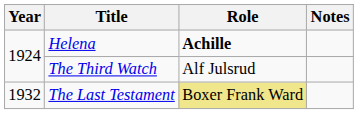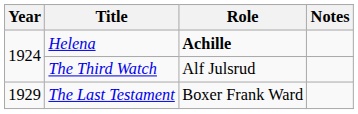(25, 95) 1932 -> (25, 95) 1929
(243, 95) khaki background -> (243, 95) no background
